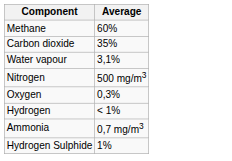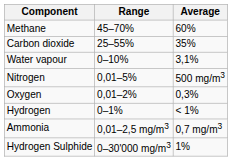+ column: (134, 12)
